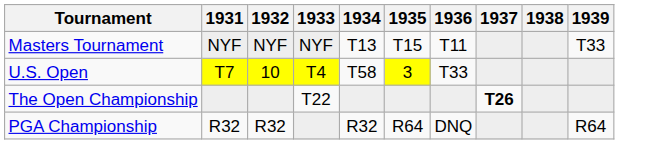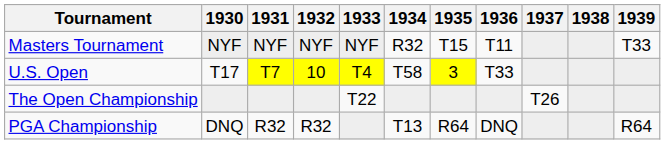+ column: (224, 18)
(362, 45) T13 -> (408, 45) R32
(499, 99) bold -> (545, 99) normal
(362, 126) R32 -> (408, 126) T13
